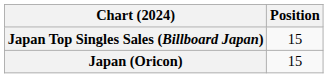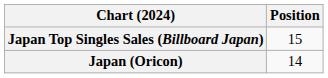(295, 61) 15 -> (295, 61) 14
